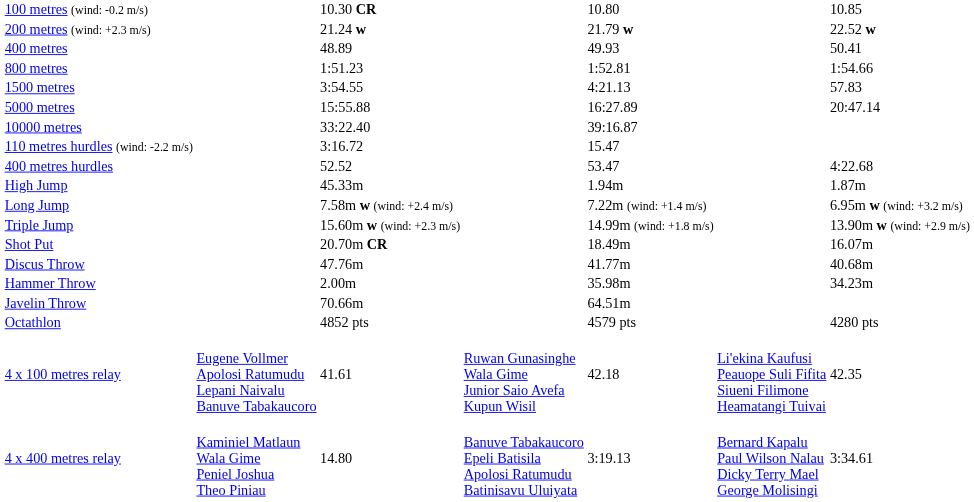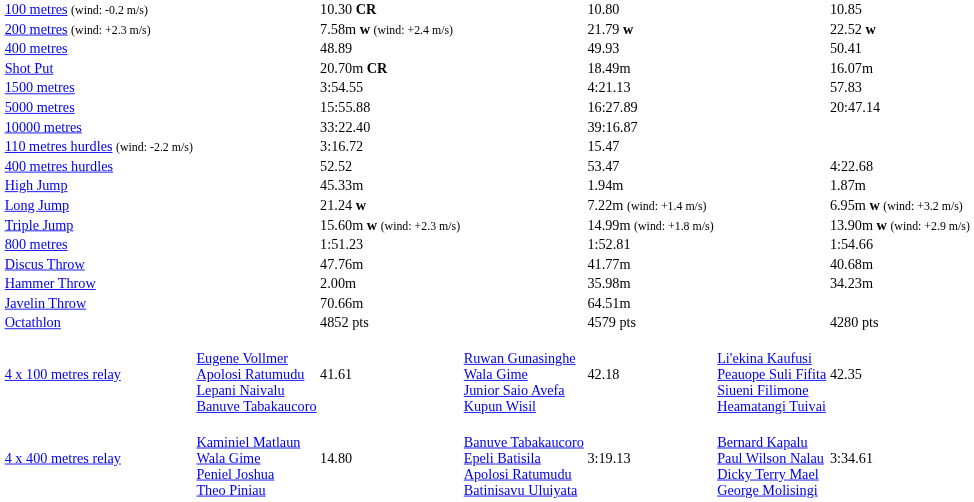(343, 29) 21.24 w -> (387, 29) 7.58m w (wind: +2.4 m/s)
rows swapped: (36, 68) <-> (29, 244)
(387, 205) 7.58m w (wind: +2.4 m/s) -> (343, 205) 21.24 w
